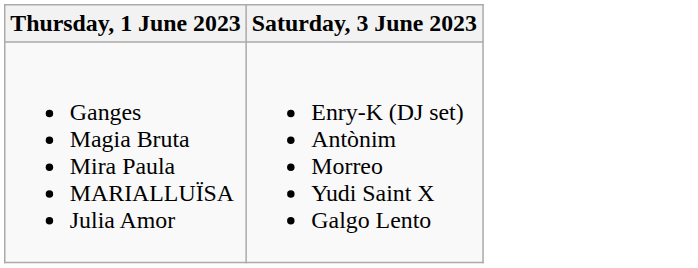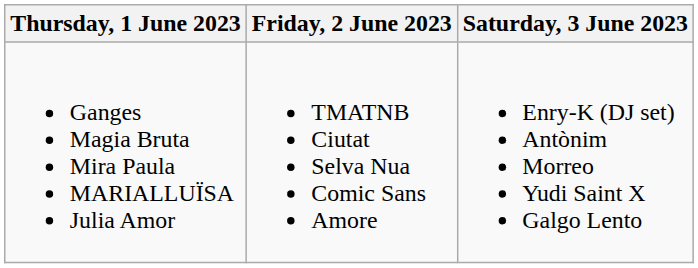+ column: (352, 23)
